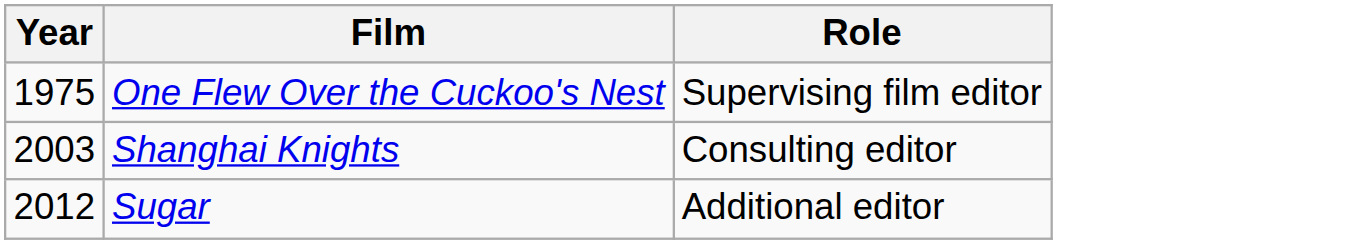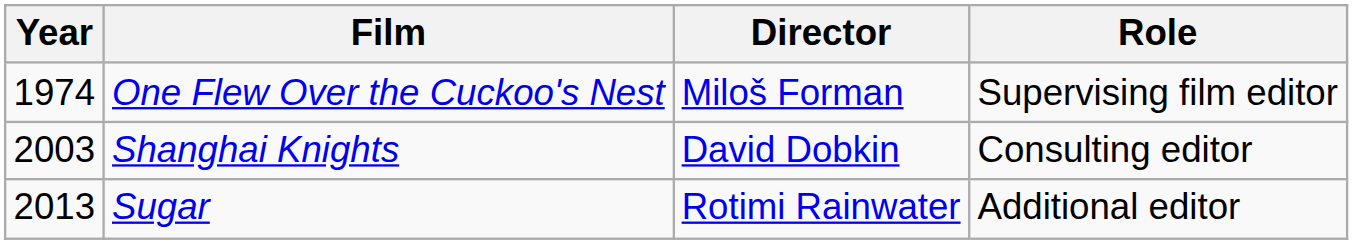+ column: (821, 33)
(54, 91) 1975 -> (54, 91) 1974
(54, 207) 2012 -> (54, 207) 2013
